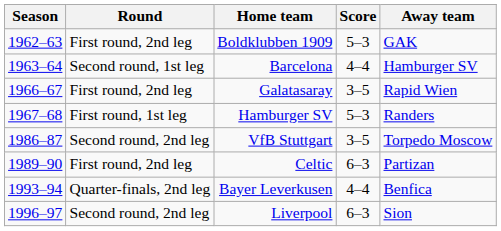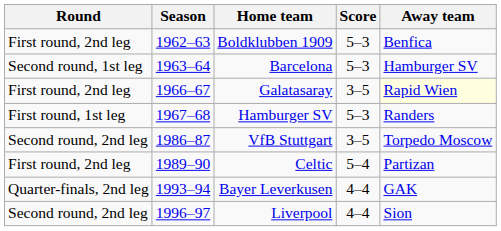columns swapped: (35, 16) <-> (140, 16)
(400, 41) GAK -> (408, 41) Benfica
(358, 66) 4–4 -> (358, 66) 5–3
(420, 90) no background -> (420, 90) lightyellow background
(358, 164) 6–3 -> (358, 164) 5–4
(408, 189) Benfica -> (400, 189) GAK
(358, 213) 6–3 -> (358, 213) 4–4
